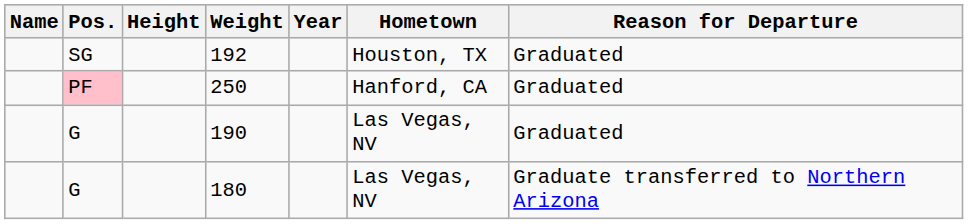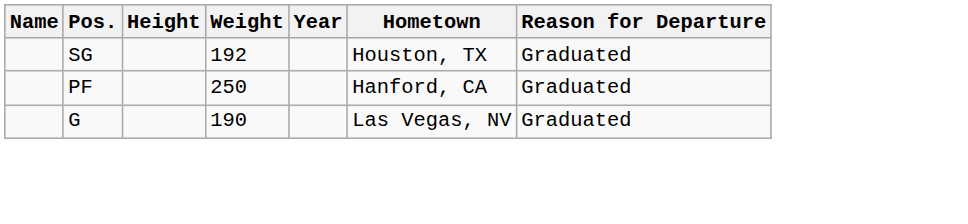(81, 88) pink background -> (81, 88) no background
- row: (229, 190)
